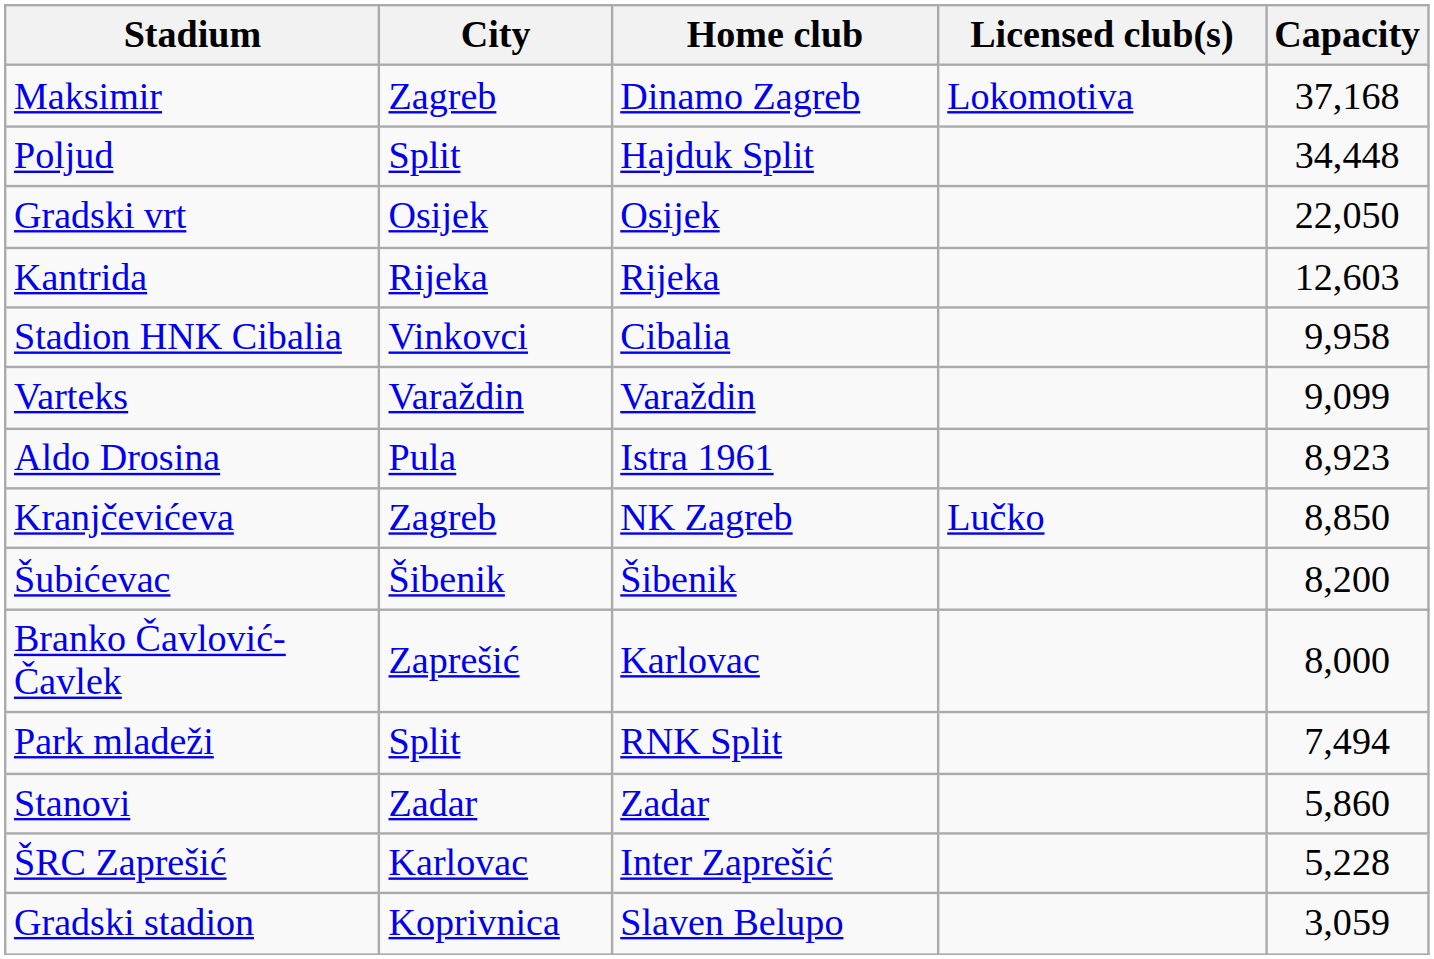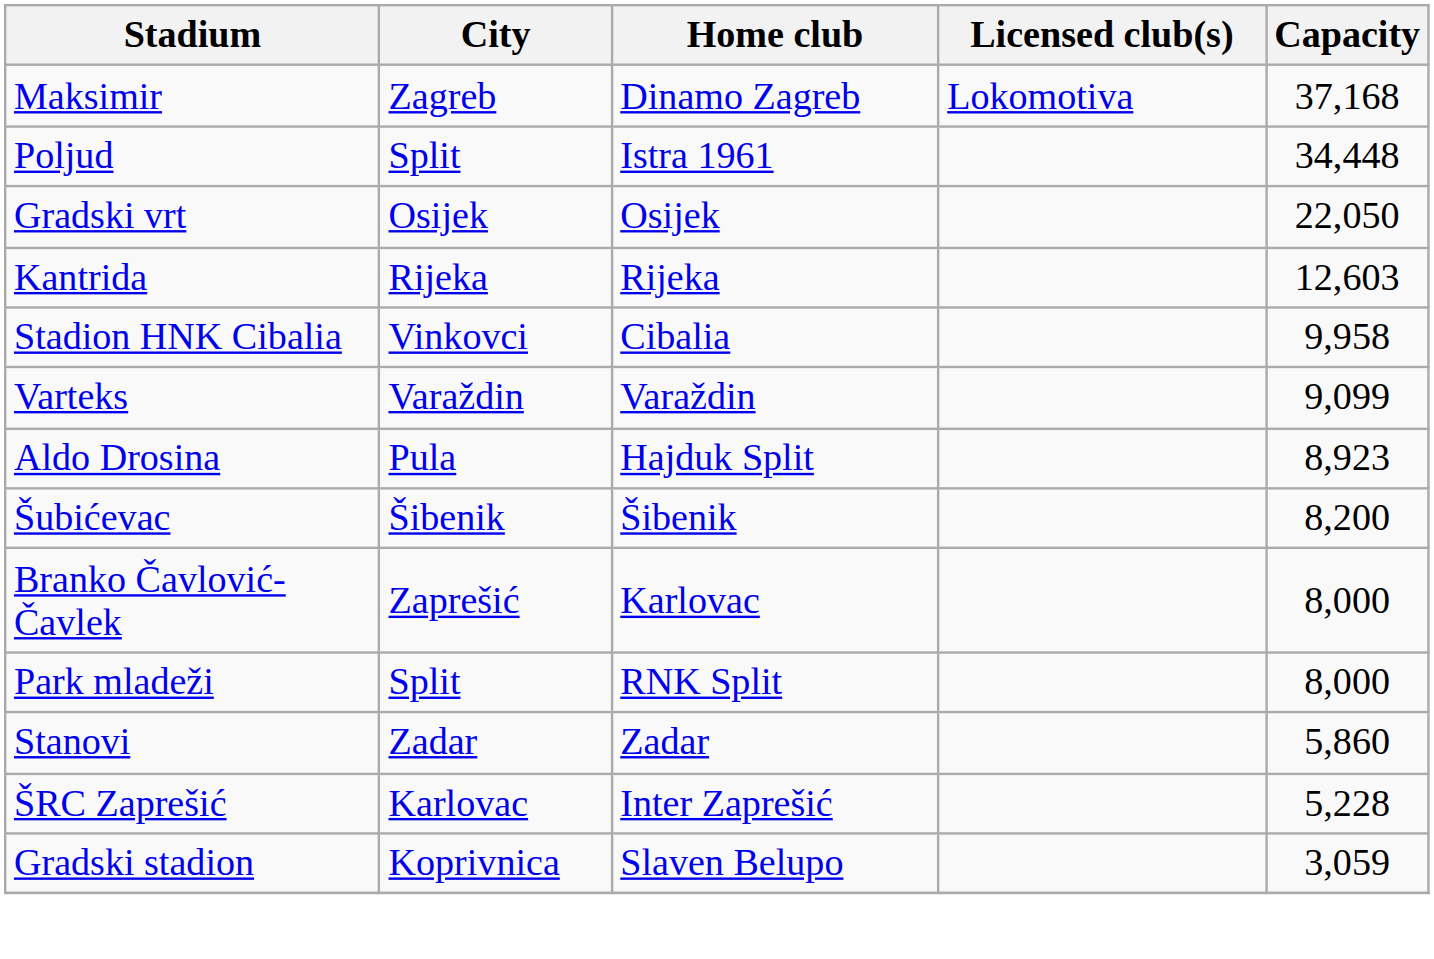(717, 155) Hajduk Split -> (697, 155) Istra 1961
(697, 457) Istra 1961 -> (717, 457) Hajduk Split
- row: (124, 517)
(1347, 741) 7,494 -> (1347, 681) 8,000
